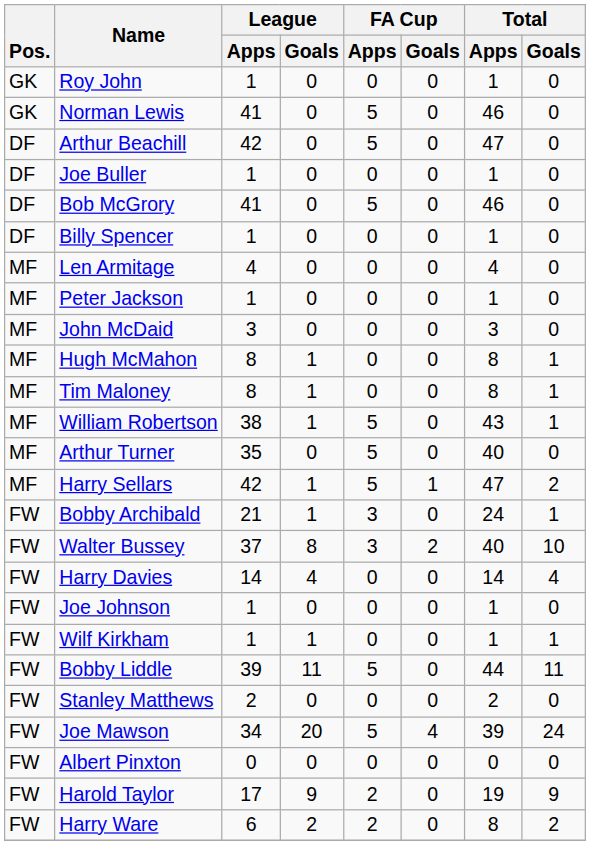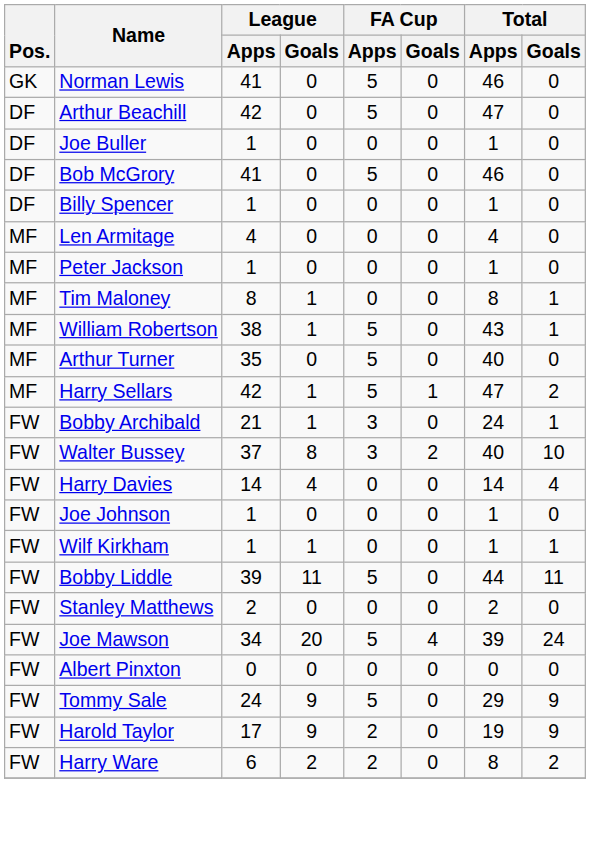- row: (101, 81)
- row: (116, 329)
- row: (128, 360)
+ row: (113, 701)
